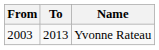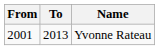(20, 34) 2003 -> (20, 34) 2001
